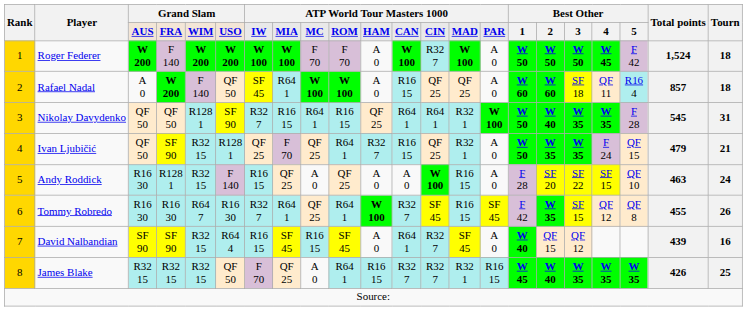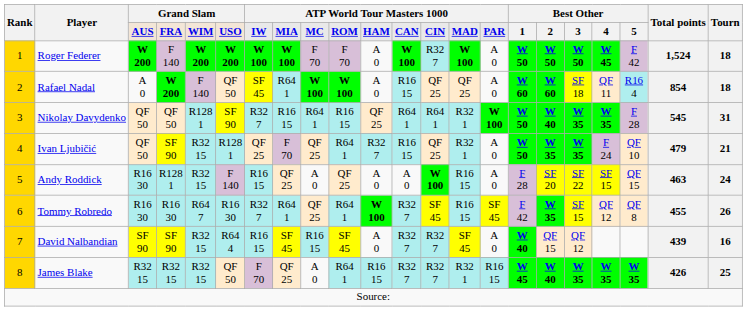(678, 87) 857 -> (678, 87) 854
(634, 149) QF 15 -> (634, 149) QF 10
(634, 180) QF 10 -> (634, 180) QF 15
(407, 242) R64 1 -> (407, 242) R32 7
